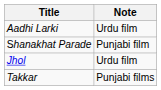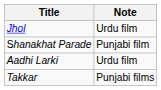rows swapped: (16, 61) <-> (32, 28)
